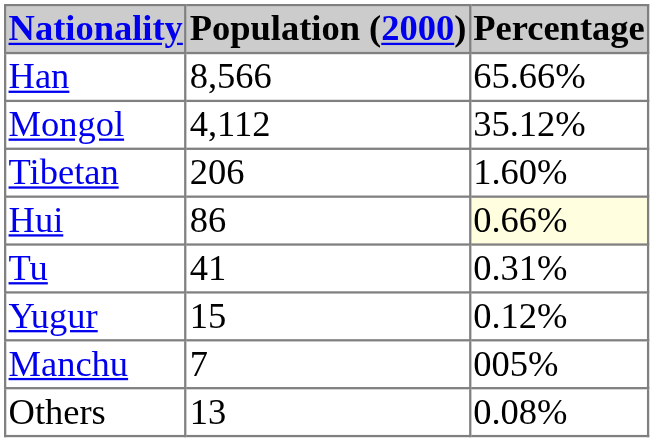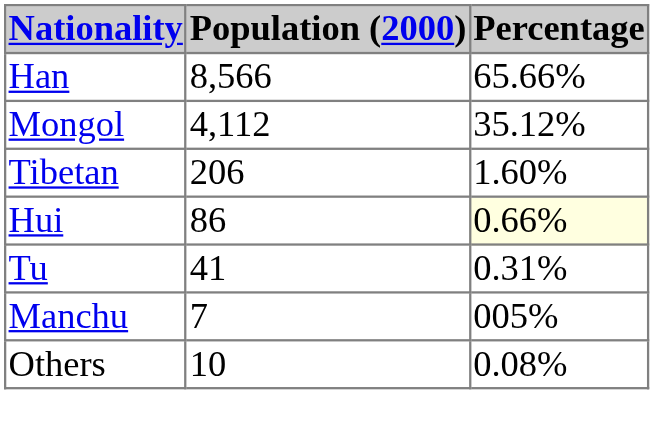- row: (53, 315)
(208, 411) 13 -> (208, 363) 10
